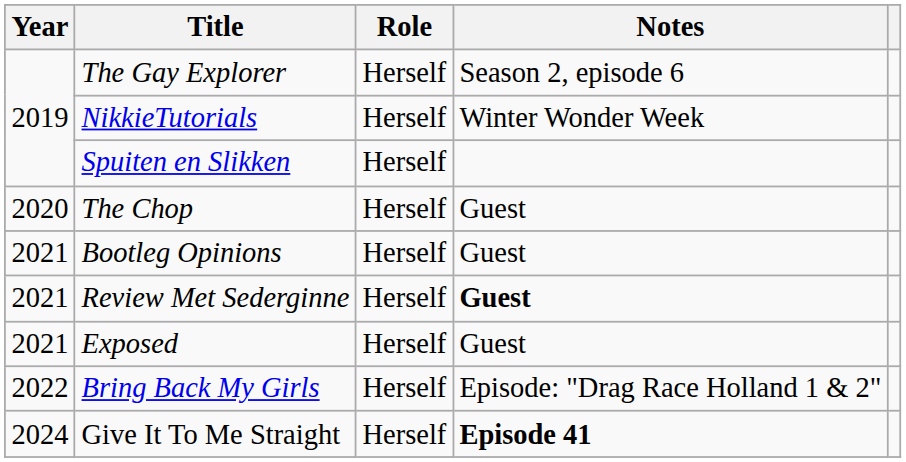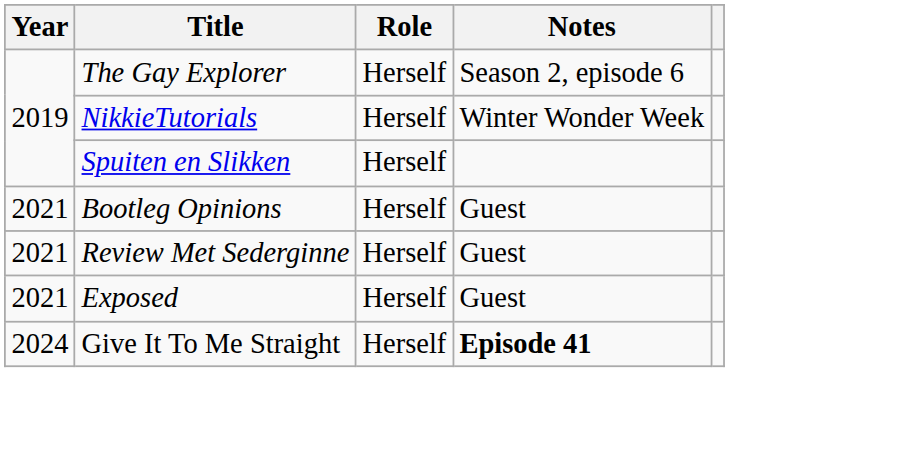- row: (137, 207)
(495, 298) bold -> (493, 252) normal
- row: (201, 388)
